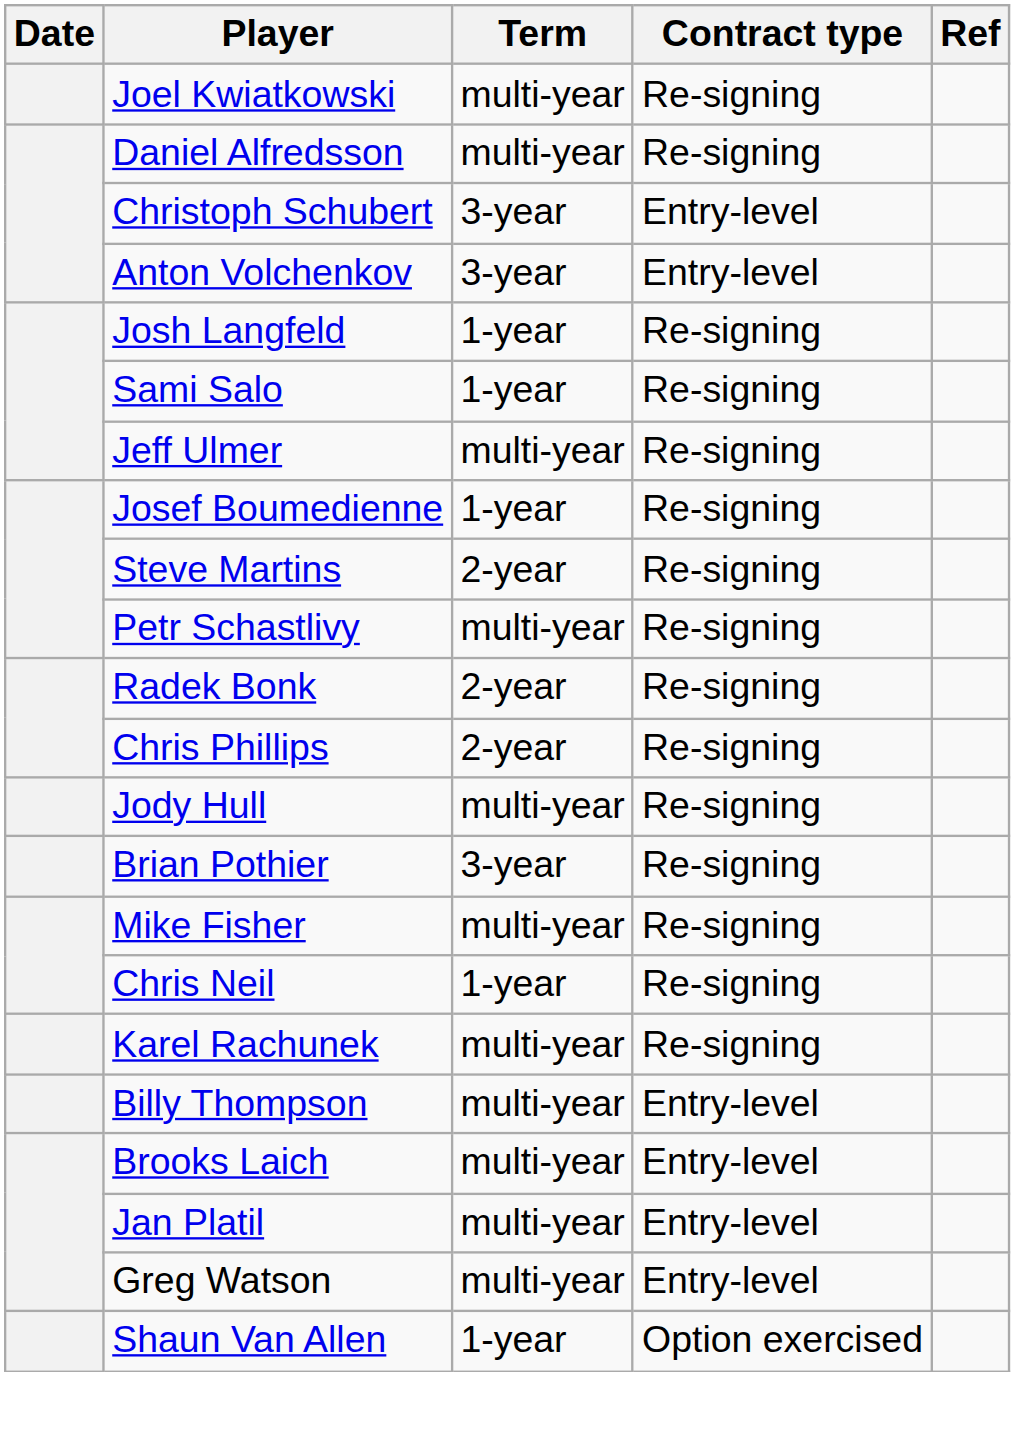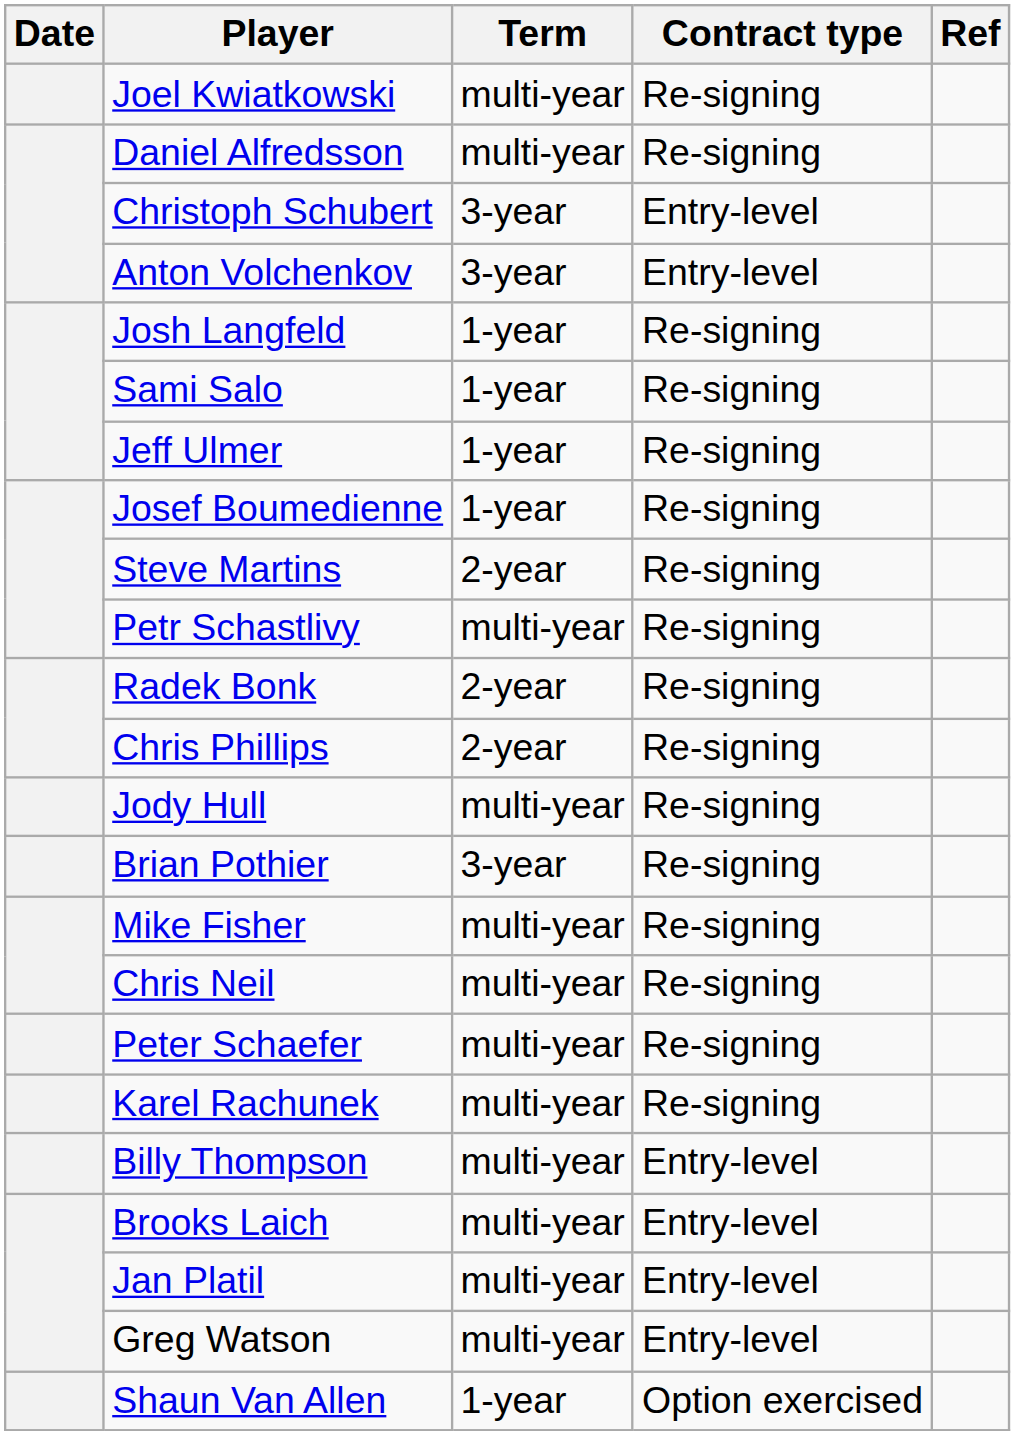(543, 449) multi-year -> (514, 449) 1-year
(514, 984) 1-year -> (543, 984) multi-year
+ row: (237, 1043)
